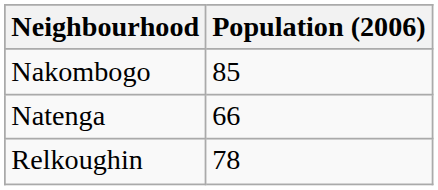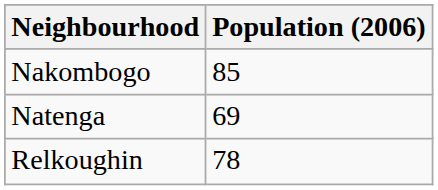(226, 116) 66 -> (226, 116) 69
